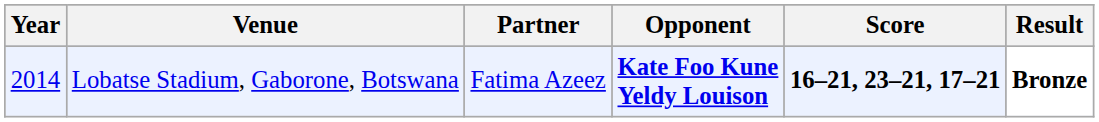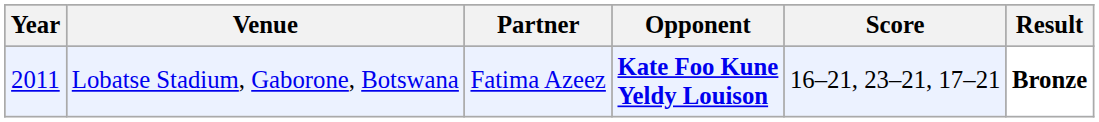(35, 80) 2014 -> (35, 80) 2011
(895, 80) bold -> (895, 80) normal
